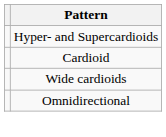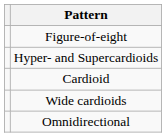+ row: (86, 36)
